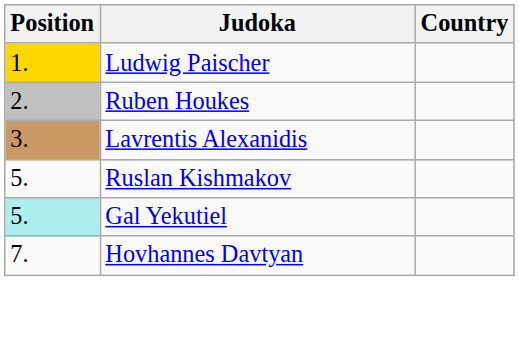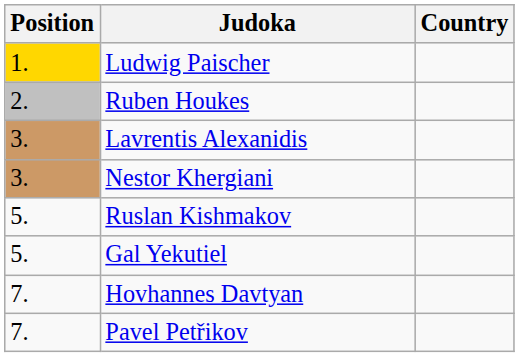+ row: (189, 178)
(19, 216) paleturquoise background -> (19, 255) no background
+ row: (177, 332)
